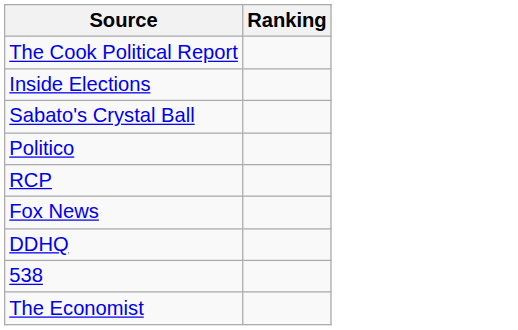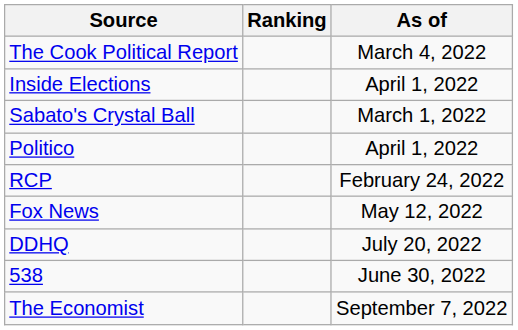+ column: (422, 20)
